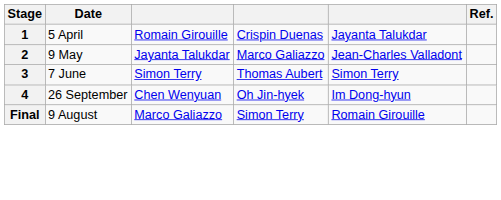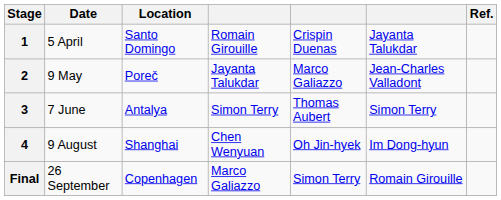+ column: (165, 14)
(88, 94) 26 September -> (72, 144) 9 August
(73, 114) 9 August -> (78, 178) 26 September
